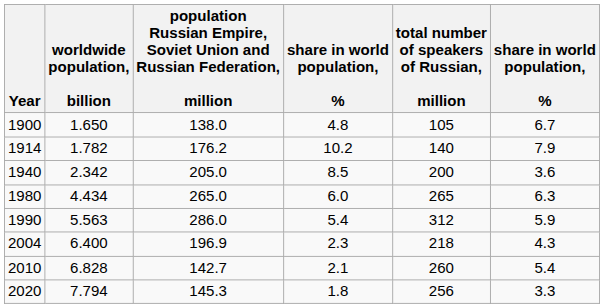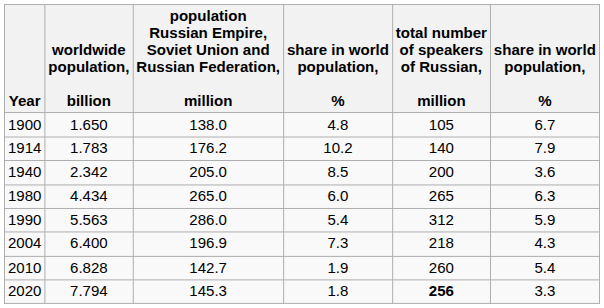(89, 148) 1.782 -> (89, 148) 1.783
(338, 244) 2.3 -> (338, 244) 7.3
(338, 267) 2.1 -> (338, 267) 1.9
(441, 291) normal -> (441, 291) bold
